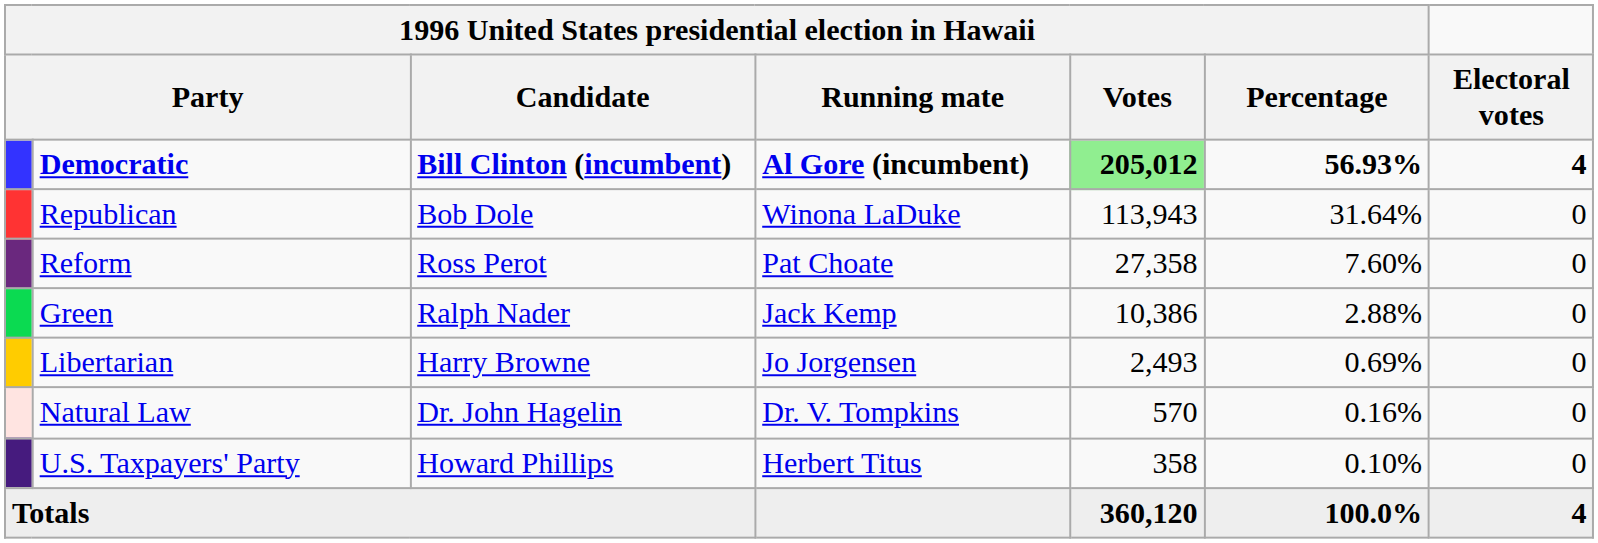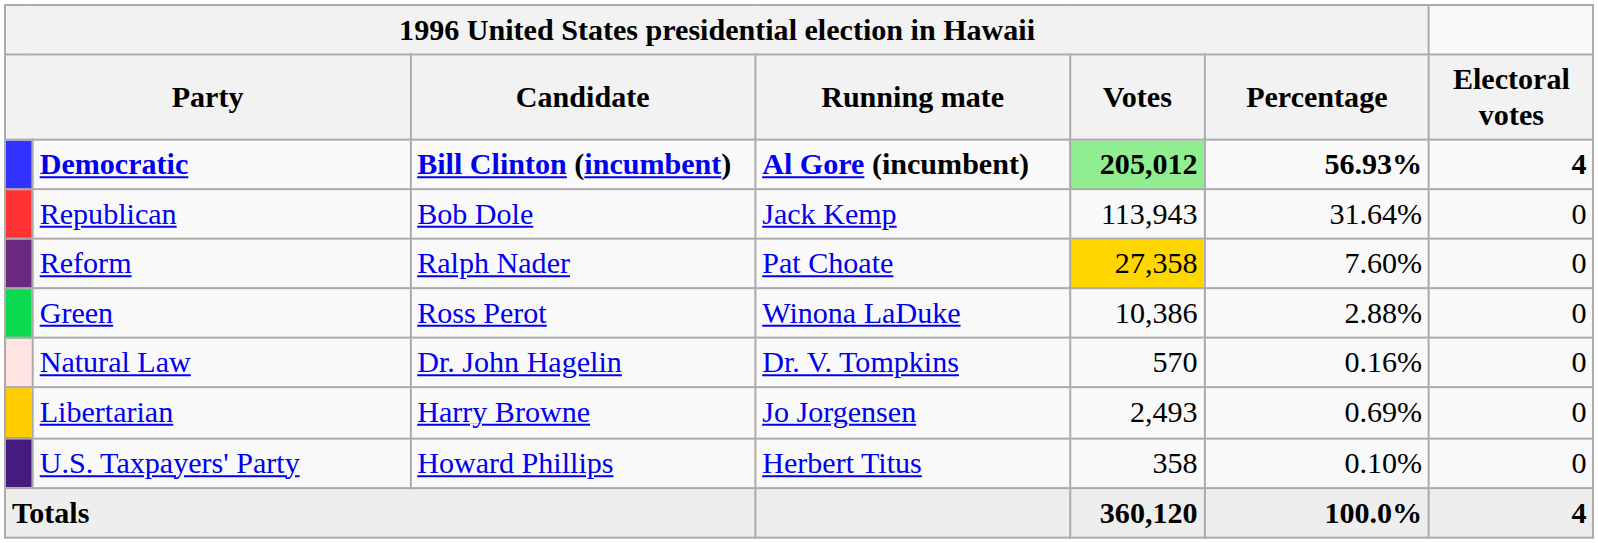(861, 214) Winona LaDuke -> (829, 214) Jack Kemp
(482, 263) Ross Perot -> (494, 263) Ralph Nader
(1156, 263) no background -> (1156, 263) gold background
(494, 313) Ralph Nader -> (482, 313) Ross Perot
(829, 313) Jack Kemp -> (861, 313) Winona LaDuke
rows swapped: (106, 362) <-> (115, 412)
